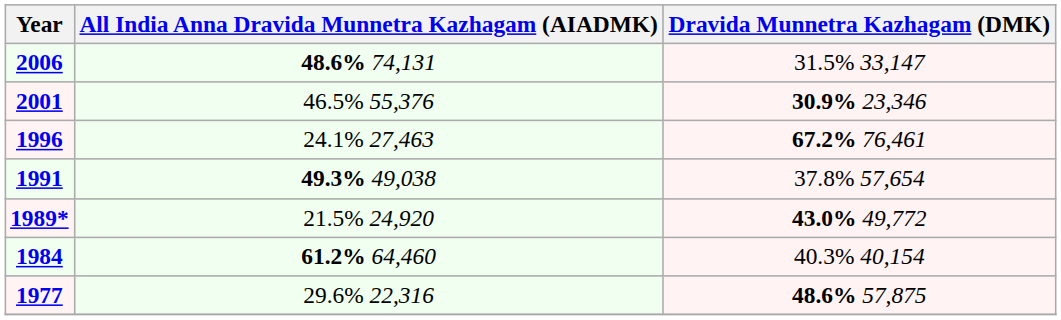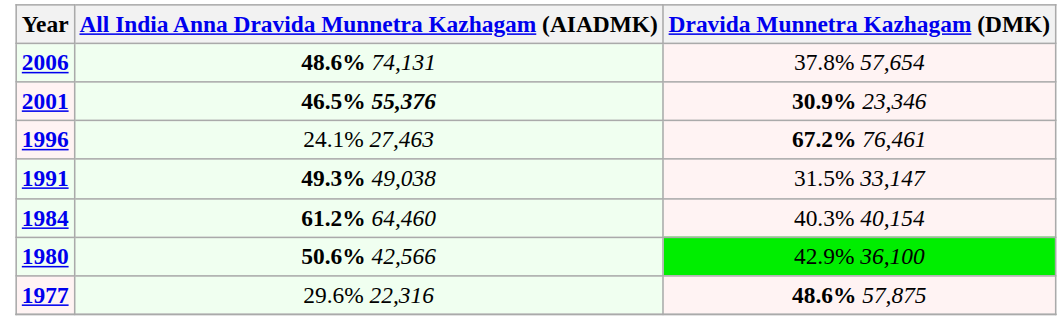(859, 62) 31.5% 33,147 -> (859, 62) 37.8% 57,654
(369, 101) normal -> (369, 101) bold
(859, 178) 37.8% 57,654 -> (859, 178) 31.5% 33,147
- row: (39, 217)
+ row: (45, 255)
